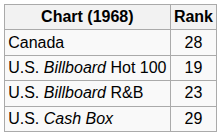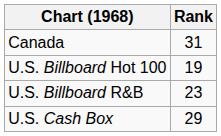(193, 42) 28 -> (193, 42) 31
